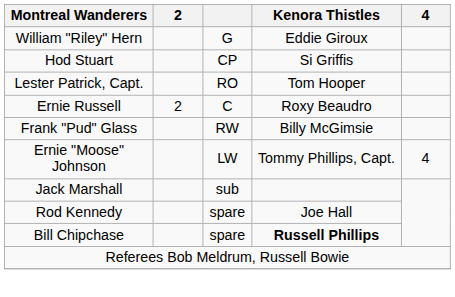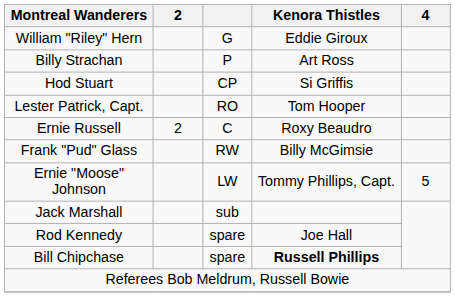+ row: (79, 60)
(426, 159) 4 -> (426, 181) 5
